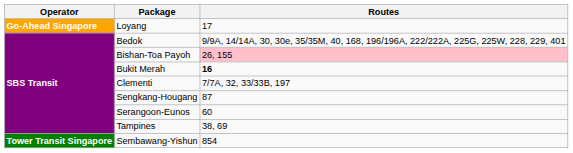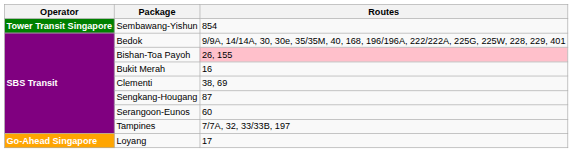rows swapped: (131, 25) <-> (157, 140)
(207, 69) bold -> (207, 69) normal
(246, 83) 7/7A, 32, 33/33B, 197 -> (215, 83) 38, 69
(215, 126) 38, 69 -> (246, 126) 7/7A, 32, 33/33B, 197
